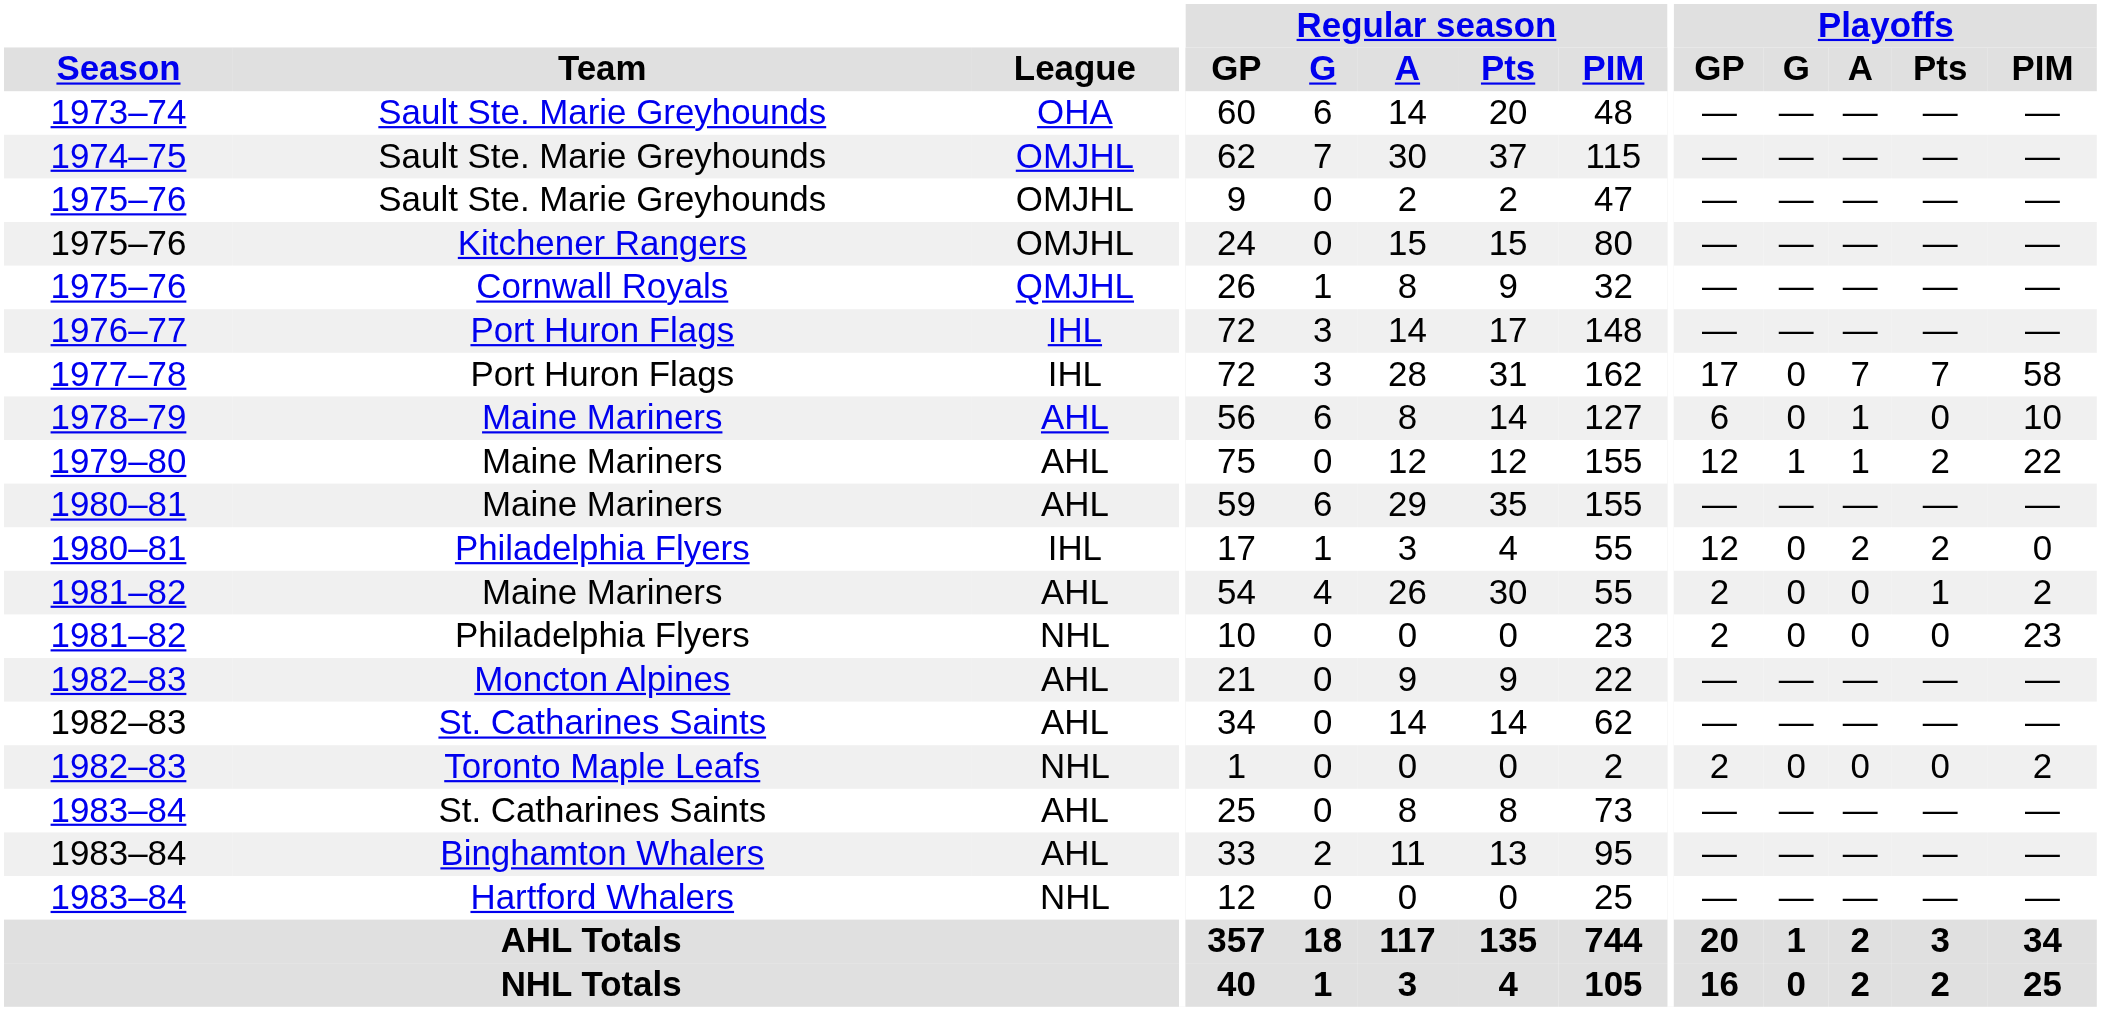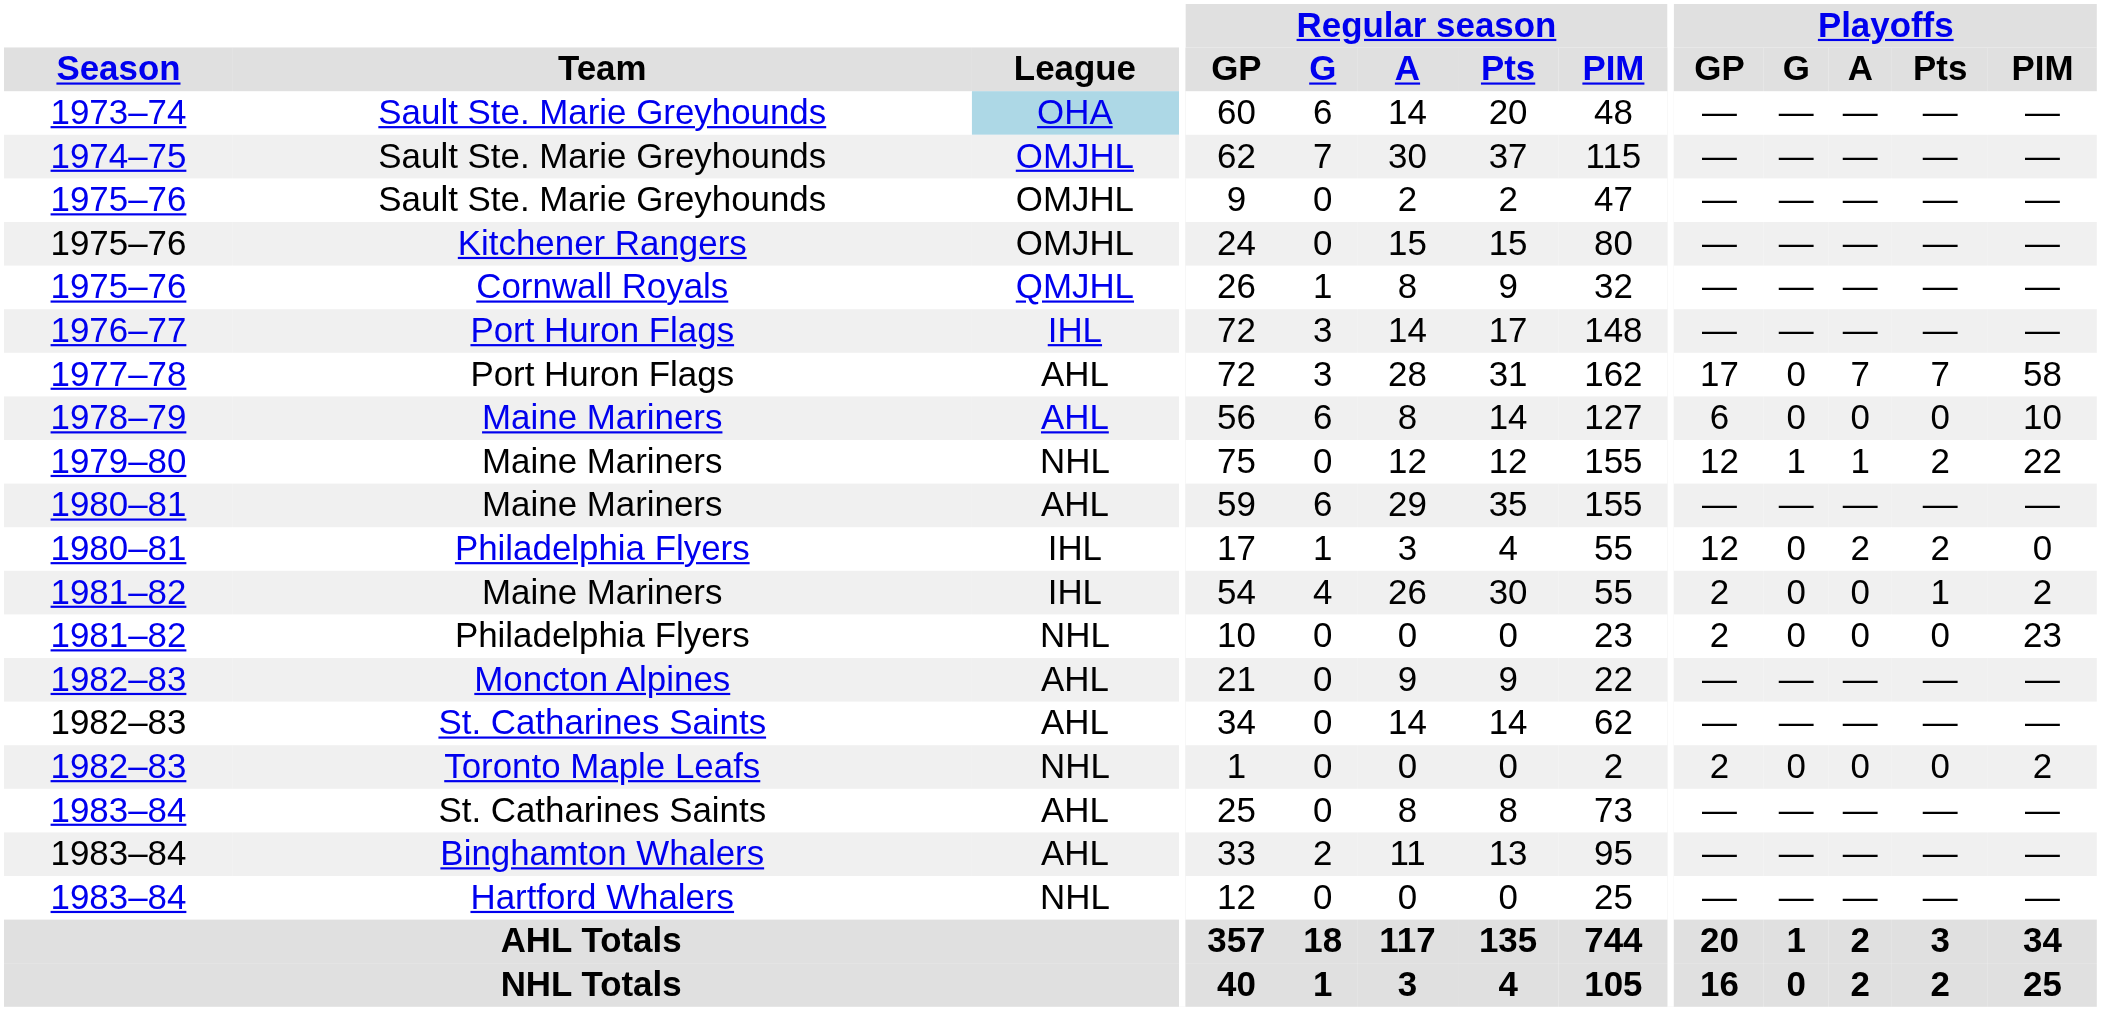(1075, 112) no background -> (1075, 112) lightblue background
(1075, 374) IHL -> (1075, 374) AHL
(1860, 417) 1 -> (1860, 417) 0
(1075, 461) AHL -> (1075, 461) NHL
(1075, 592) AHL -> (1075, 592) IHL
